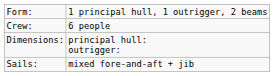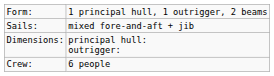rows swapped: (22, 64) <-> (20, 26)
